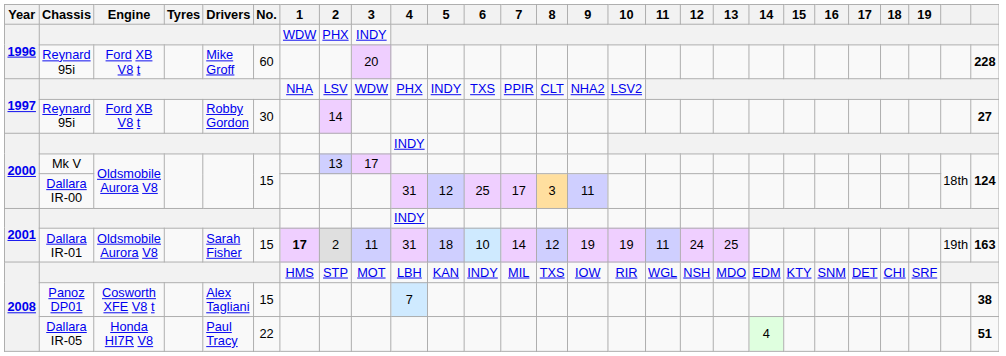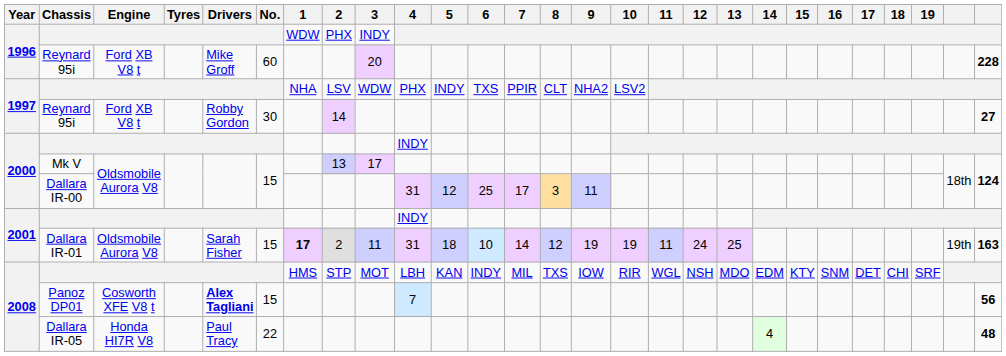(228, 299) normal -> (230, 299) bold
(985, 299) 38 -> (988, 299) 56
(985, 334) 51 -> (988, 334) 48
